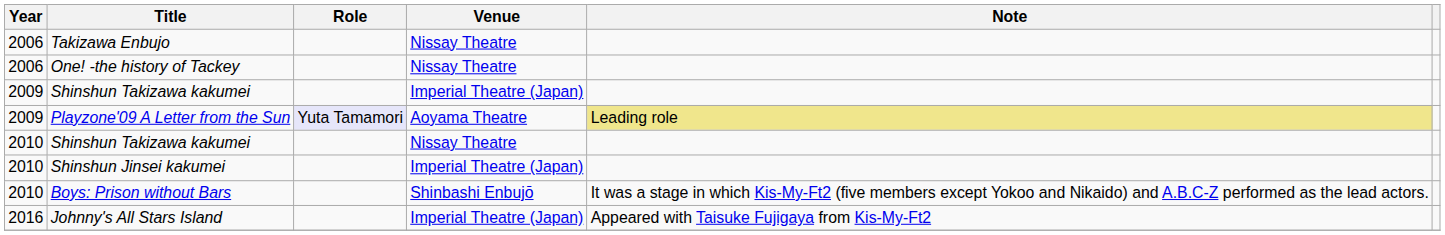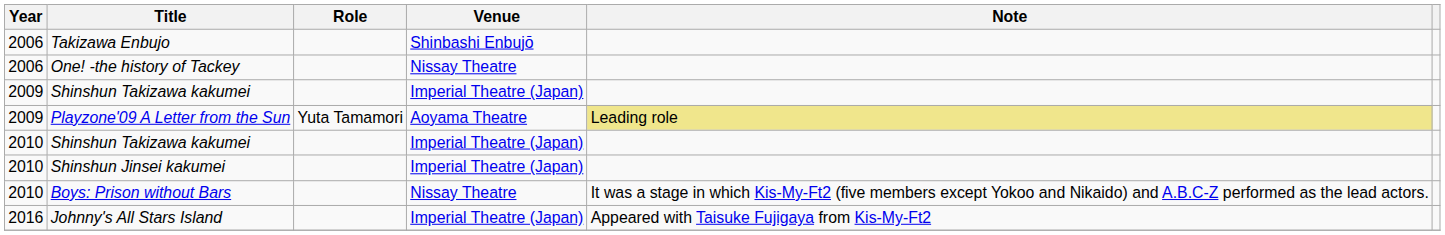(463, 42) Nissay Theatre -> (472, 42) Shinbashi Enbujō
(350, 117) lavender background -> (350, 117) no background
(463, 142) Nissay Theatre -> (497, 142) Imperial Theatre (Japan)
(472, 192) Shinbashi Enbujō -> (463, 192) Nissay Theatre
